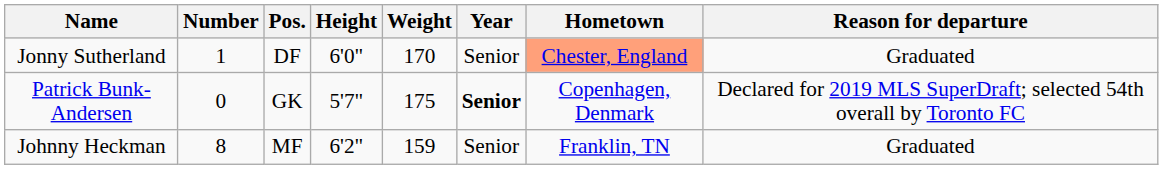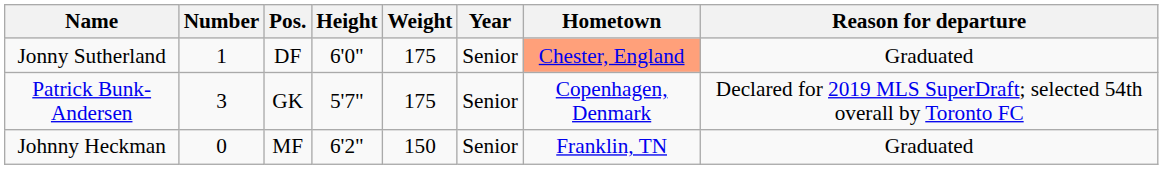(419, 55) 170 -> (420, 55) 175
(221, 100) 0 -> (221, 100) 3
(491, 100) bold -> (490, 100) normal
(221, 146) 8 -> (221, 146) 0
(419, 146) 159 -> (420, 146) 150
